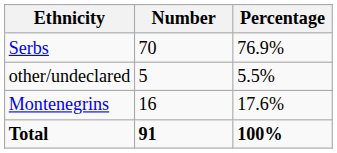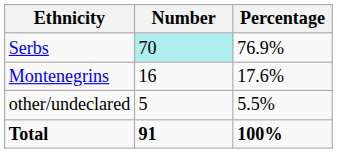(148, 47) no background -> (148, 47) paleturquoise background
rows swapped: (59, 104) <-> (69, 76)
